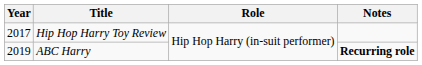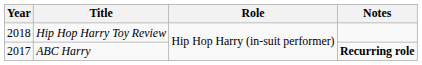(19, 32) 2017 -> (19, 32) 2018
(19, 51) 2019 -> (19, 51) 2017
